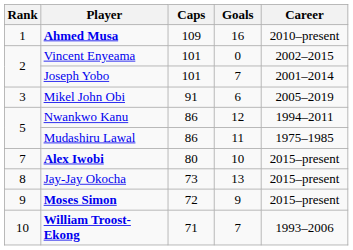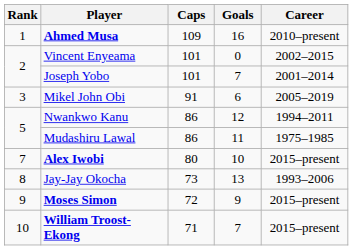(305, 179) 2015–present -> (305, 179) 1993–2006
(305, 227) 1993–2006 -> (305, 227) 2015–present
